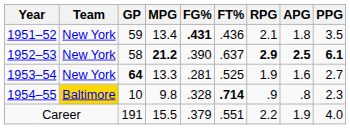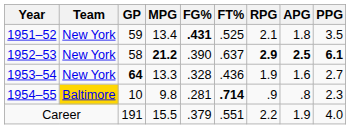(232, 35) .436 -> (232, 35) .525
(199, 75) .281 -> (199, 75) .328
(232, 75) .525 -> (232, 75) .436
(199, 94) .328 -> (199, 94) .281
